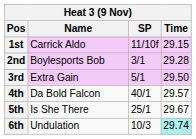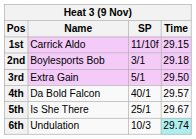(176, 61) 29.28 -> (176, 61) 29.18
